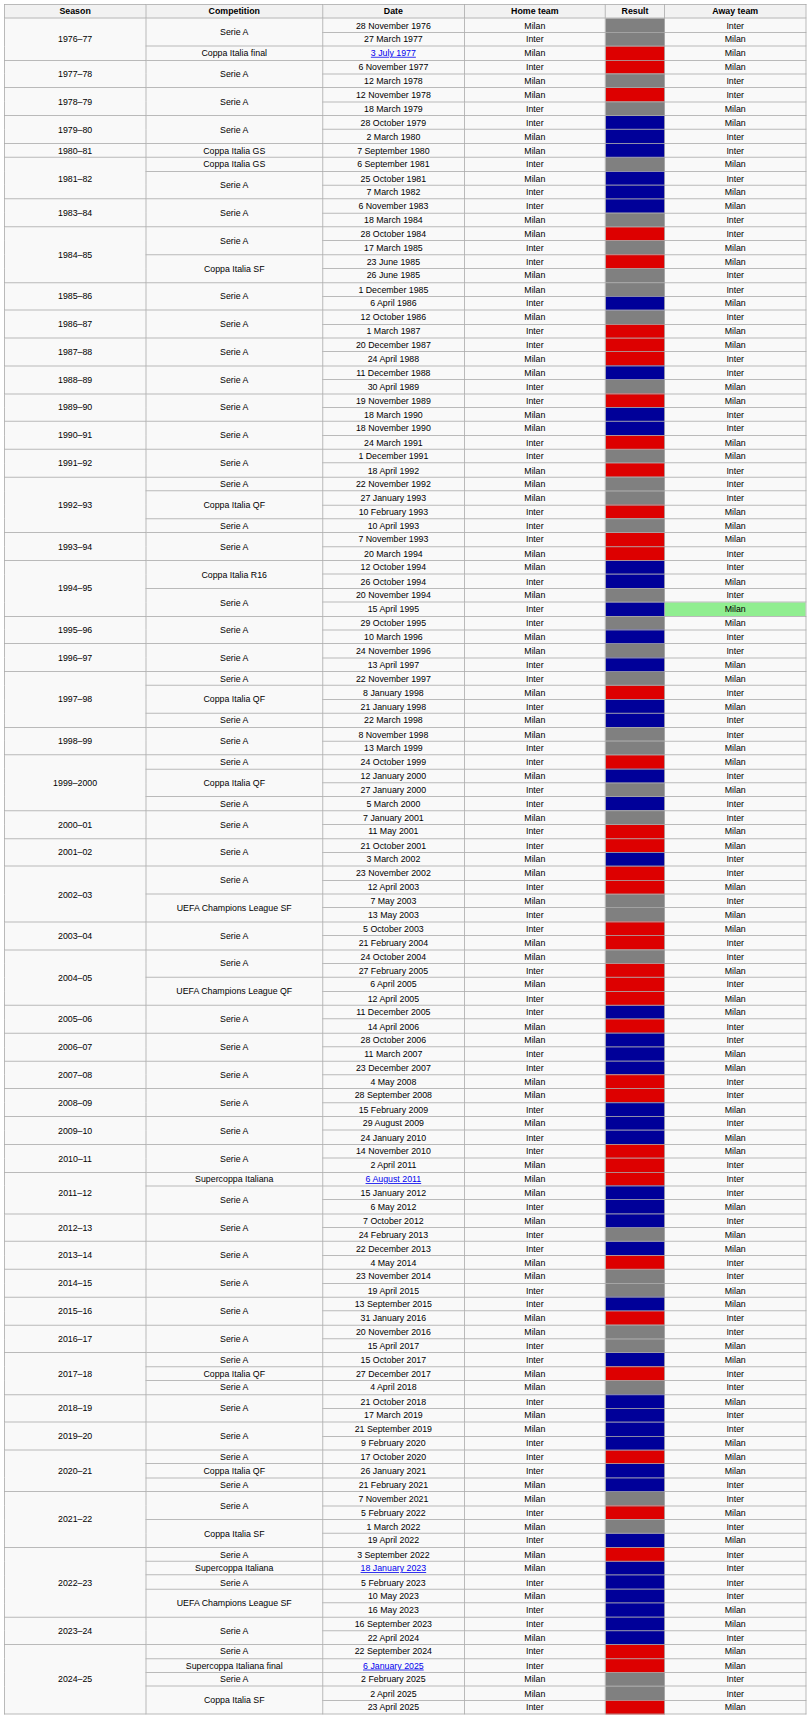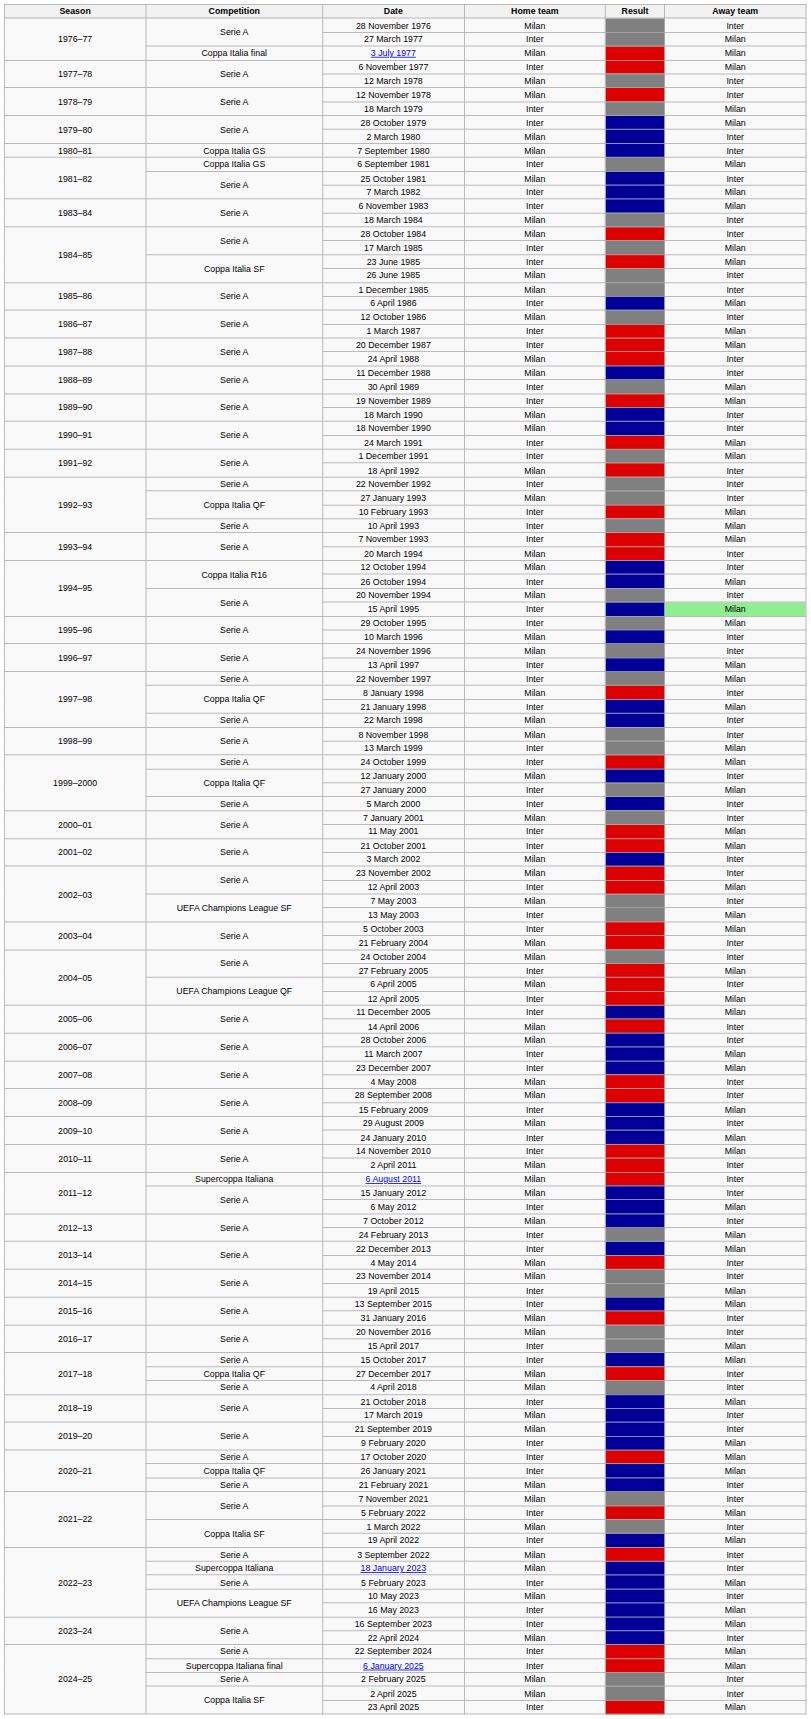(535, 484) Milan -> (535, 484) Inter
(735, 1582) Inter -> (735, 1582) Milan
